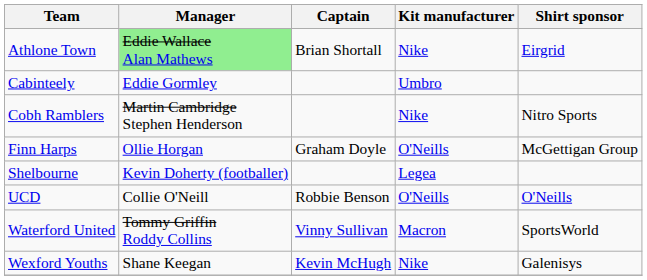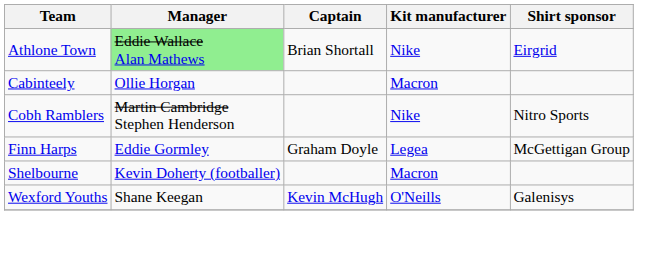(170, 82) Eddie Gormley -> (155, 82) Ollie Horgan
(420, 82) Umbro -> (414, 82) Macron
(163, 148) Ollie Horgan -> (162, 148) Eddie Gormley
(424, 148) O'Neills -> (409, 148) Legea
(417, 173) Legea -> (414, 173) Macron
- row: (24, 197)
- row: (62, 230)
(413, 263) Nike -> (415, 197) O'Neills
